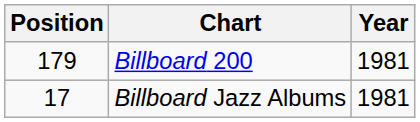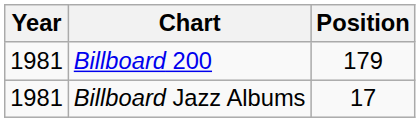columns swapped: (383, 23) <-> (57, 23)
